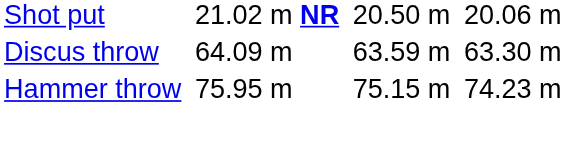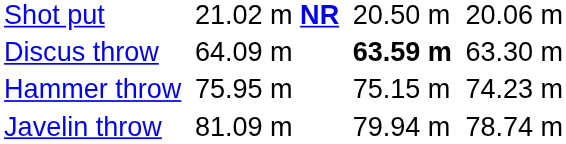(402, 52) normal -> (402, 52) bold
+ row: (83, 126)
